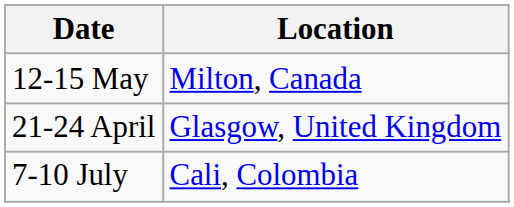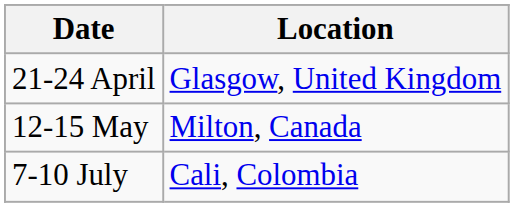rows swapped: (84, 126) <-> (80, 77)
